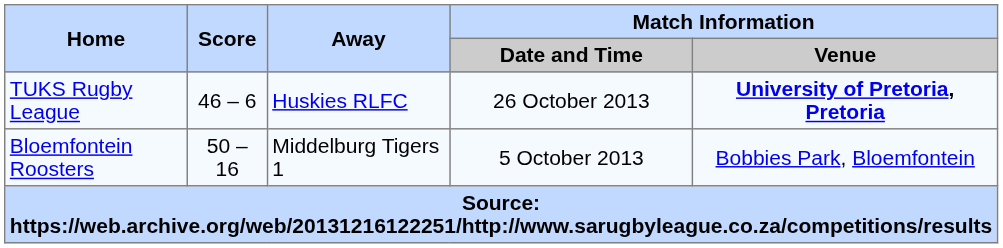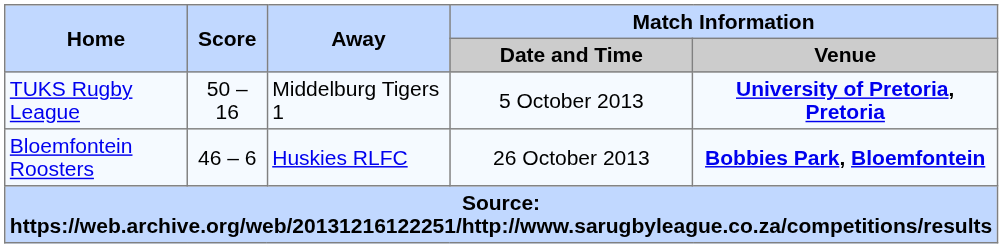(227, 100) 46 – 6 -> (227, 100) 50 – 16
(340, 100) Huskies RLFC -> (356, 100) Middelburg Tigers 1
(571, 100) 26 October 2013 -> (571, 100) 5 October 2013
(227, 157) 50 – 16 -> (227, 157) 46 – 6
(356, 157) Middelburg Tigers 1 -> (340, 157) Huskies RLFC
(571, 157) 5 October 2013 -> (571, 157) 26 October 2013
(845, 157) normal -> (845, 157) bold
